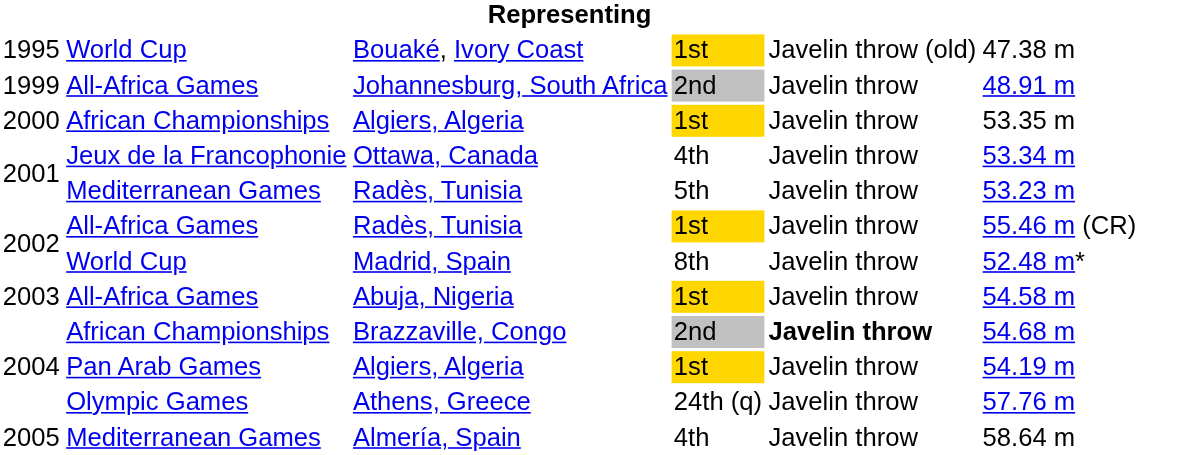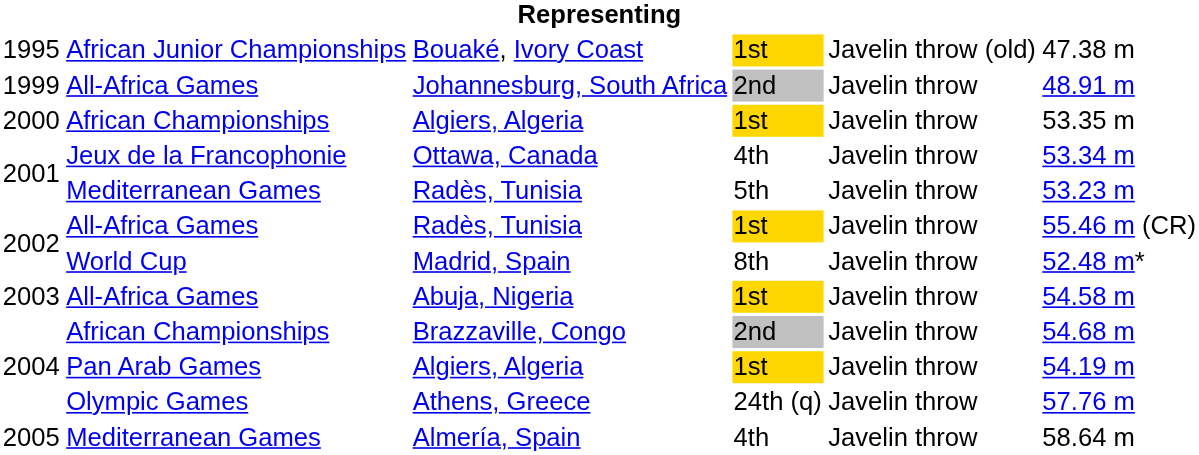(126, 50) World Cup -> (236, 50) African Junior Championships
(850, 331) bold -> (903, 331) normal
